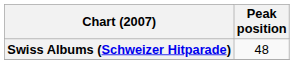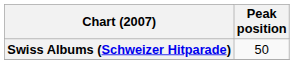(262, 49) 48 -> (262, 49) 50
